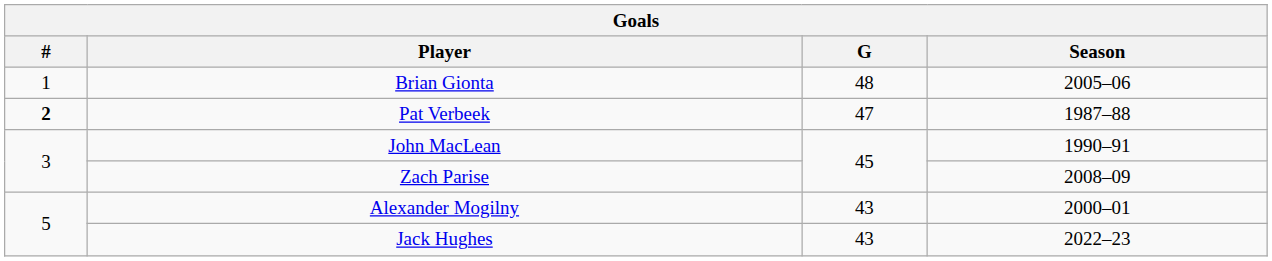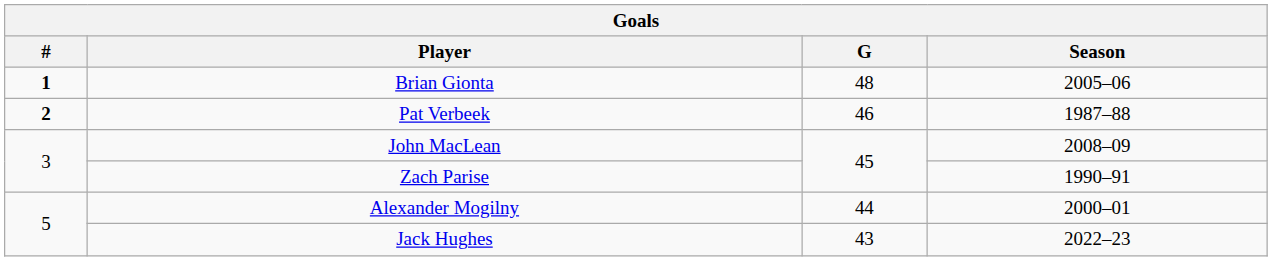(46, 83) normal -> (46, 83) bold
(864, 114) 47 -> (864, 114) 46
(1097, 145) 1990–91 -> (1097, 145) 2008–09
(1097, 176) 2008–09 -> (1097, 176) 1990–91
(864, 208) 43 -> (864, 208) 44
